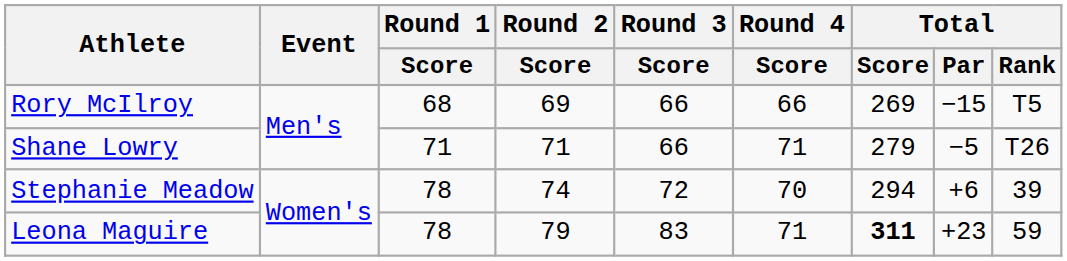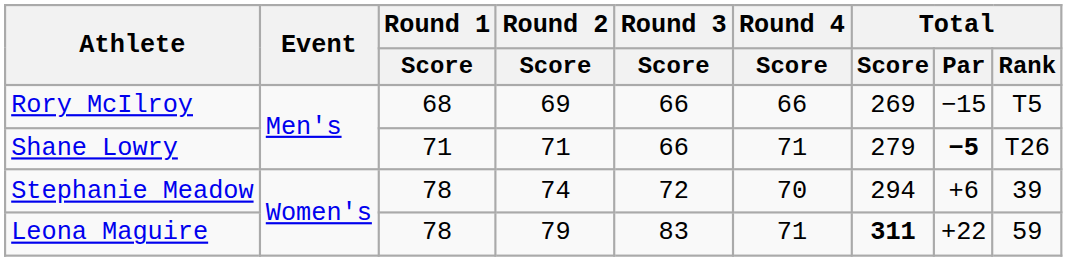(964, 149) normal -> (964, 149) bold
(964, 233) +23 -> (964, 233) +22
